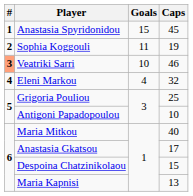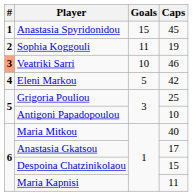(144, 81) 4 -> (144, 81) 5
(173, 81) 32 -> (173, 81) 42
(173, 183) 13 -> (173, 183) 11
